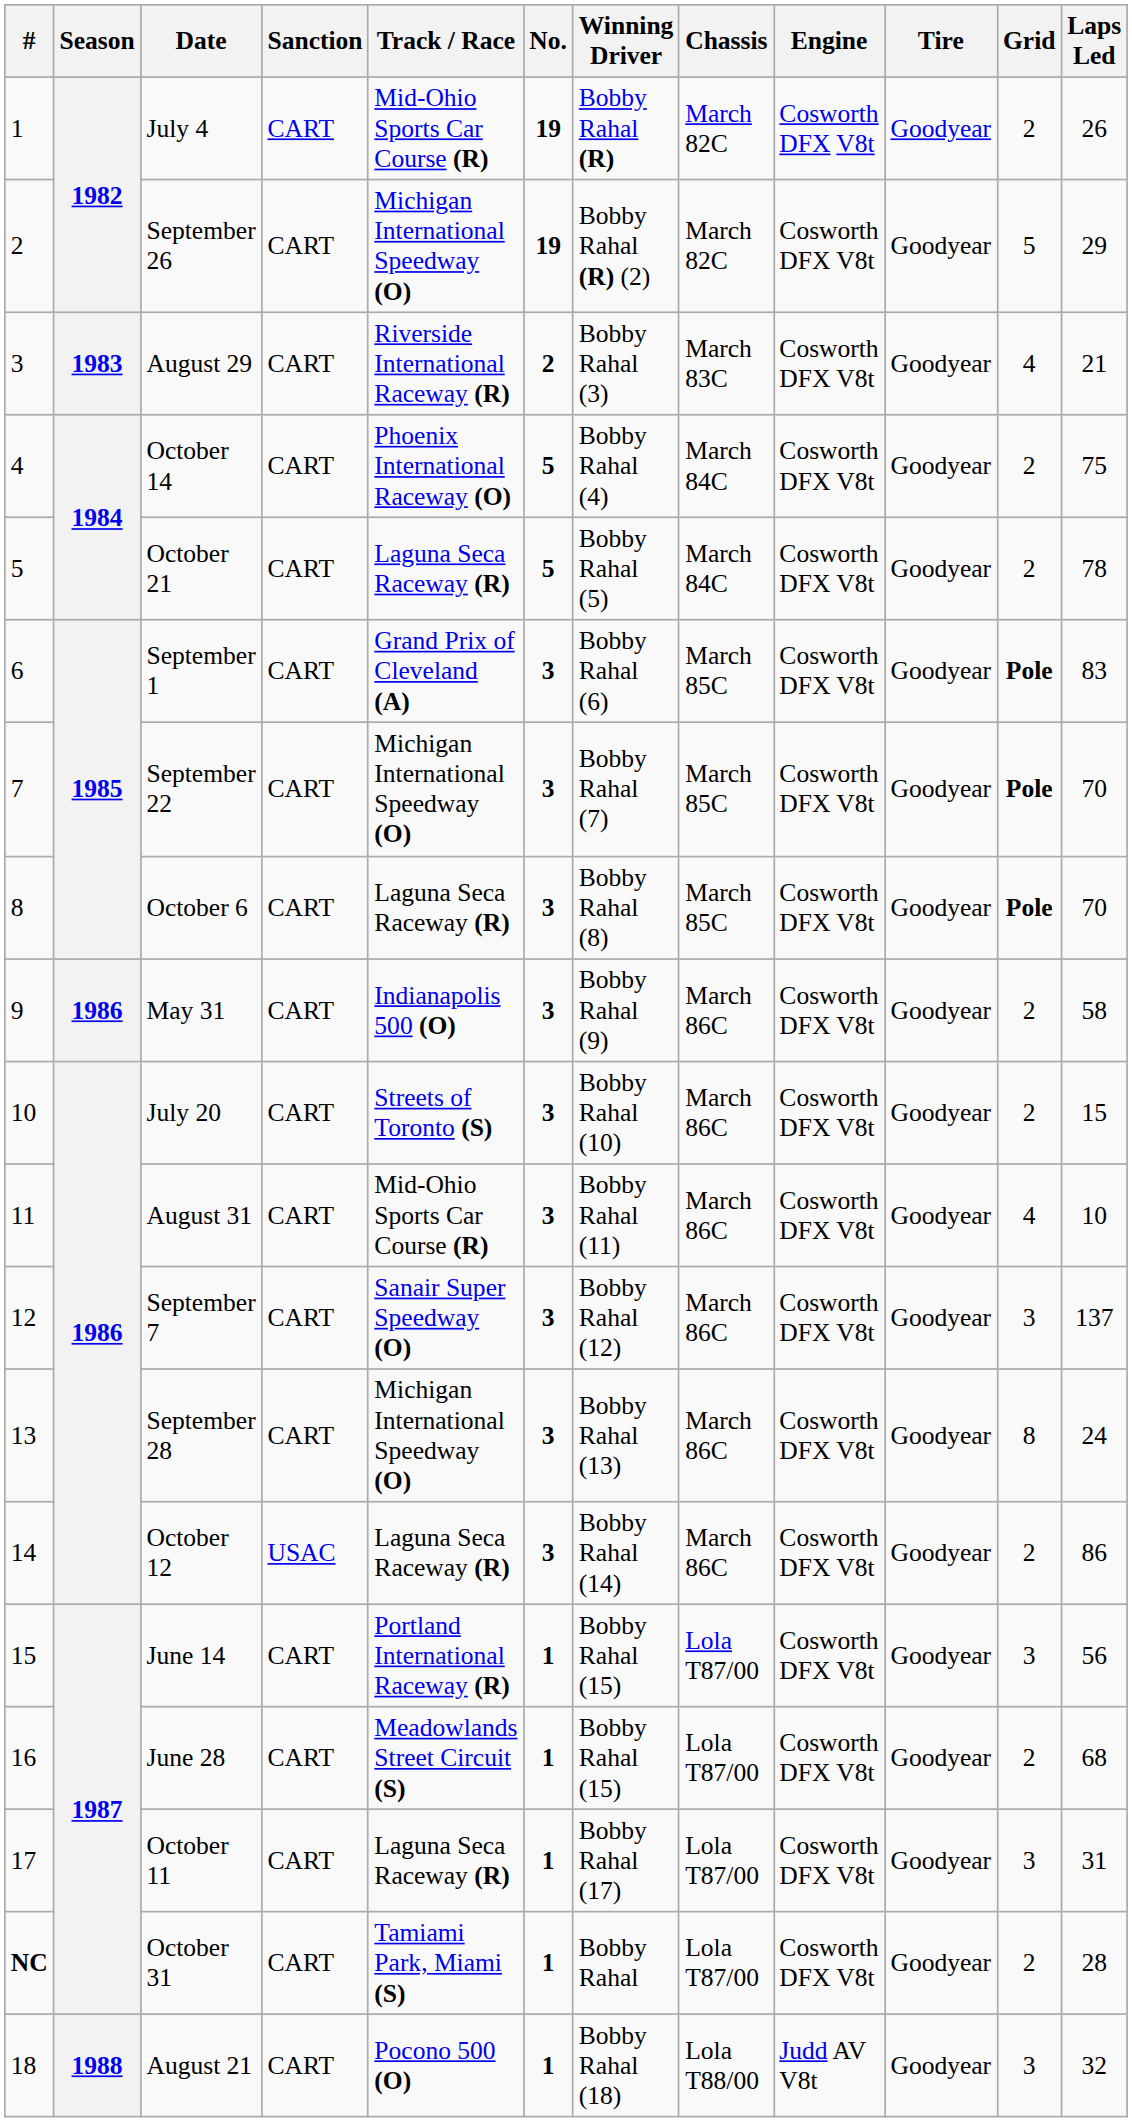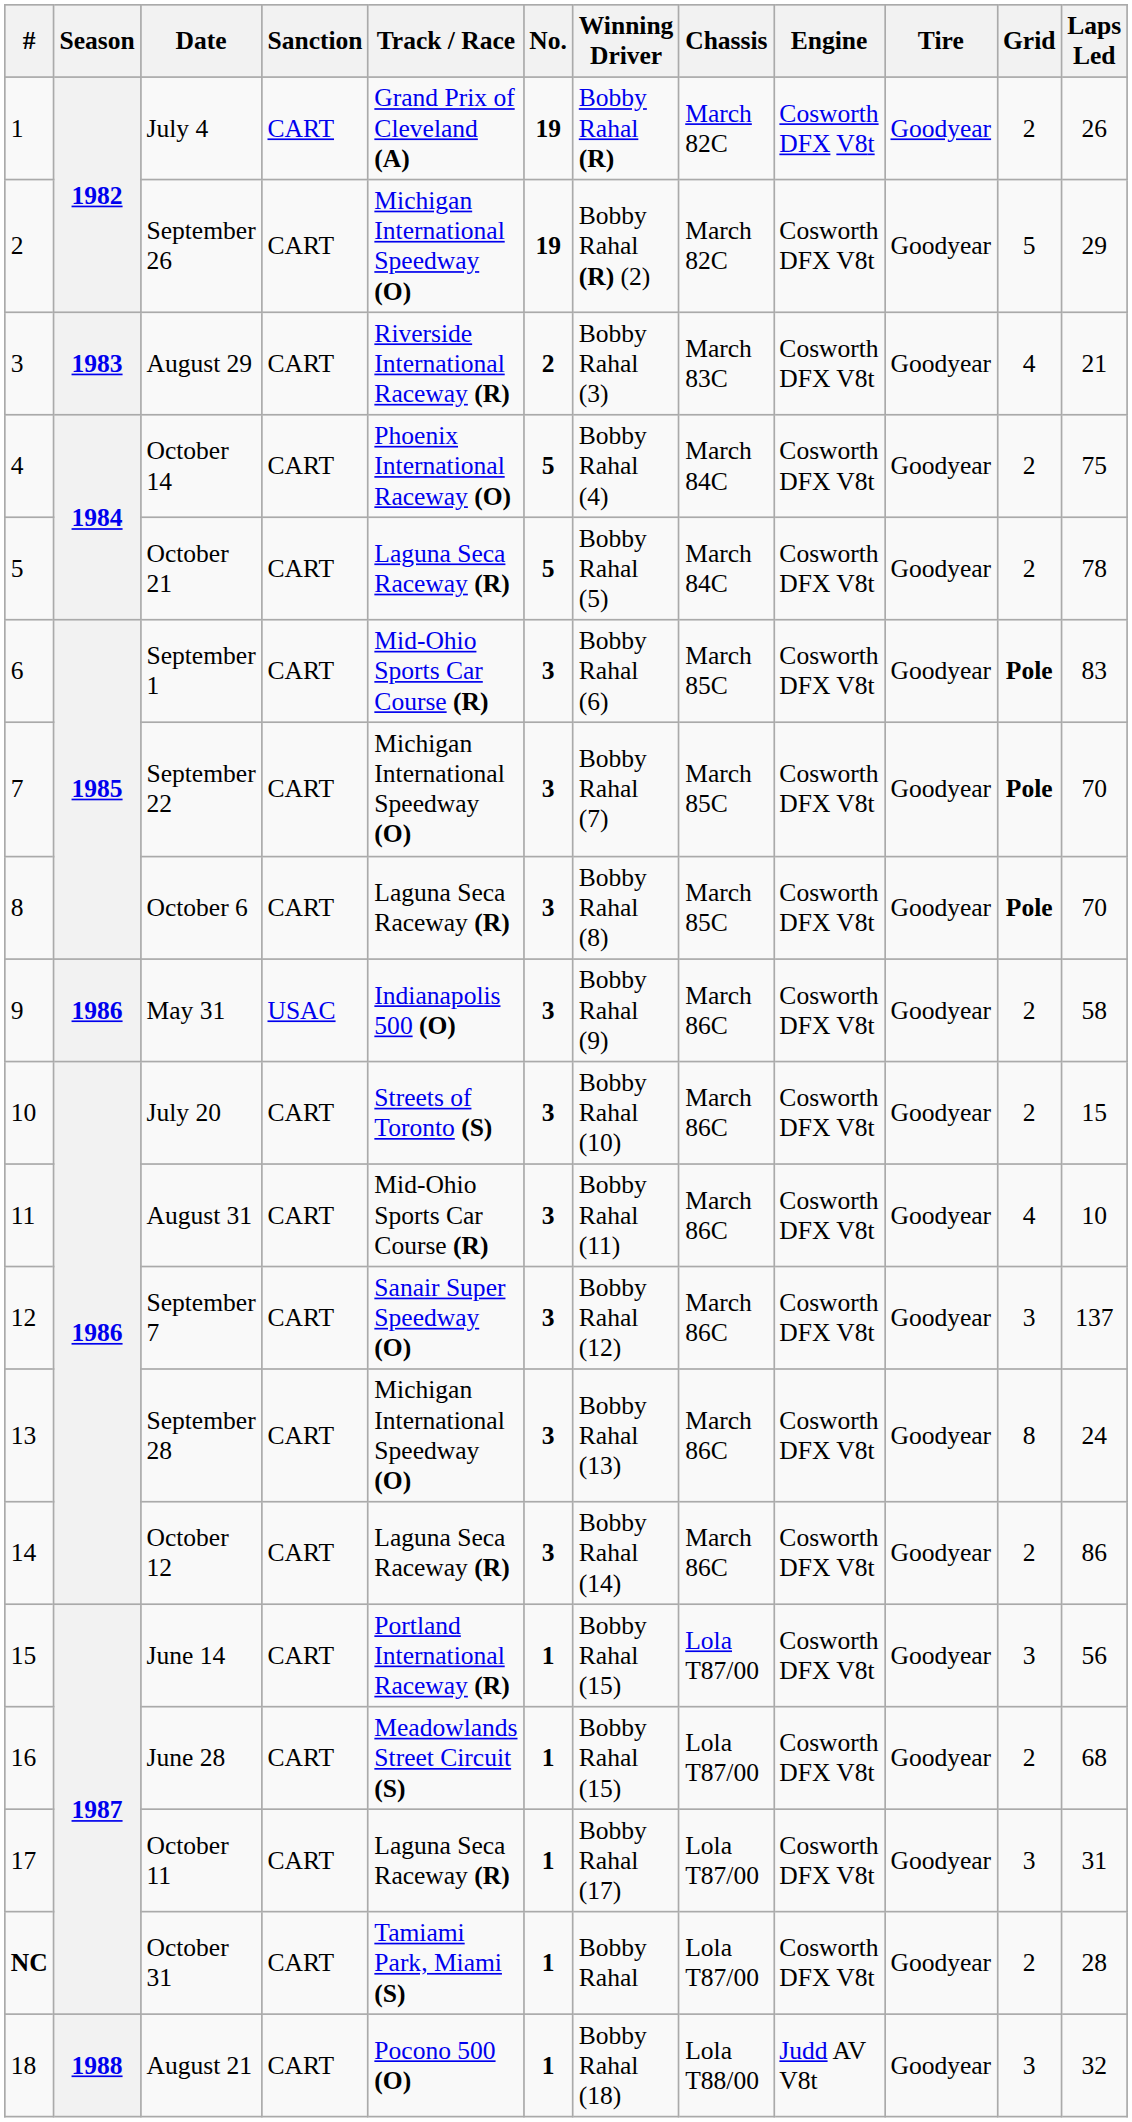(431, 128) Mid-Ohio Sports Car Course (R) -> (445, 128) Grand Prix of Cleveland (A)
(445, 671) Grand Prix of Cleveland (A) -> (431, 671) Mid-Ohio Sports Car Course (R)
(301, 1009) CART -> (302, 1009) USAC
(302, 1552) USAC -> (301, 1552) CART
